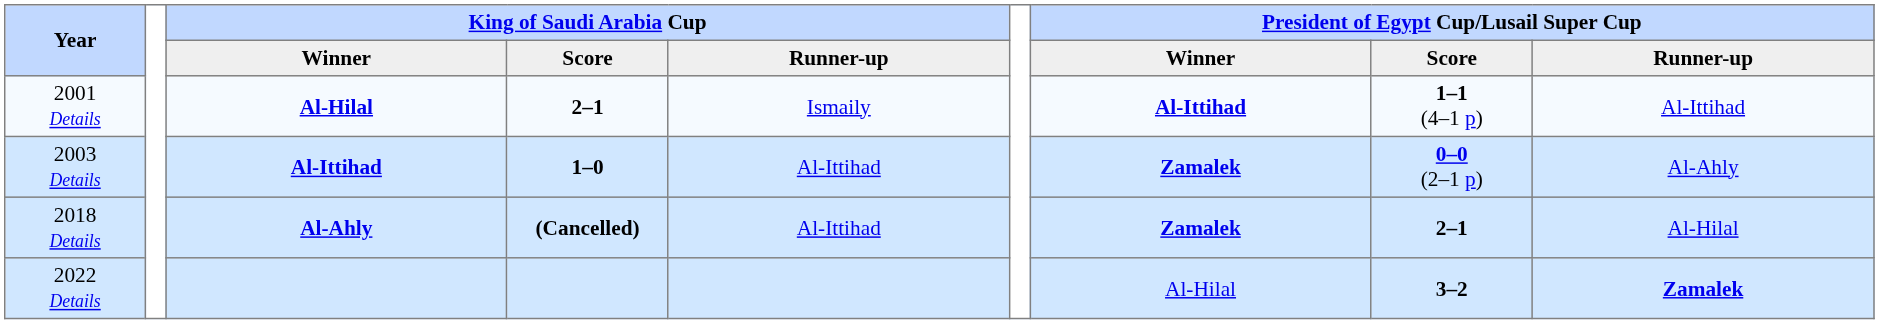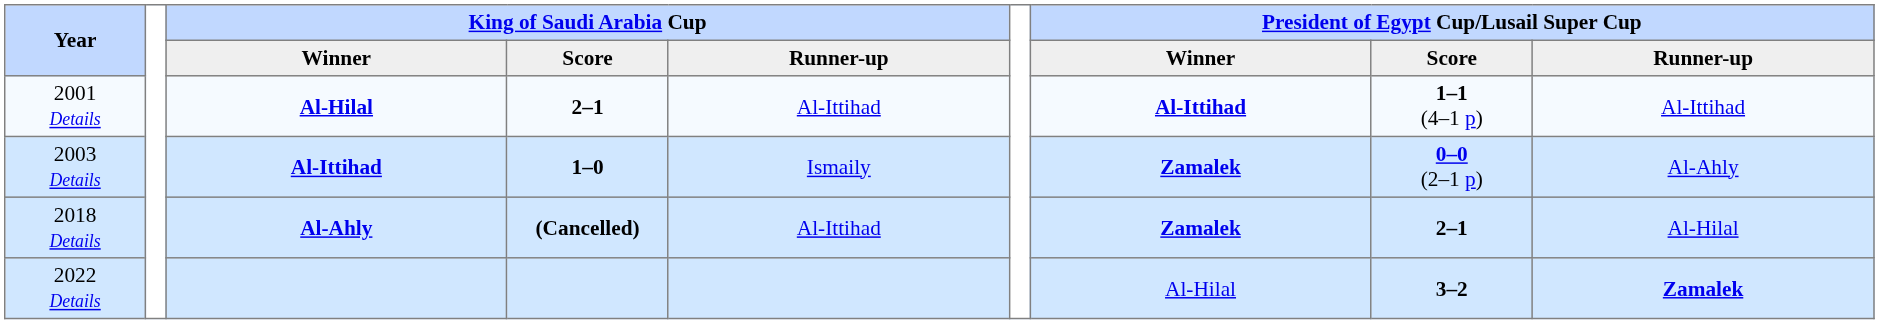(839, 105) Ismaily -> (839, 105) Al-Ittihad
(839, 166) Al-Ittihad -> (839, 166) Ismaily
